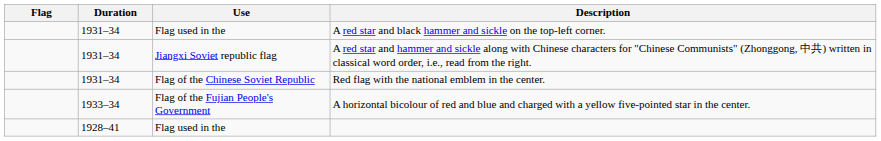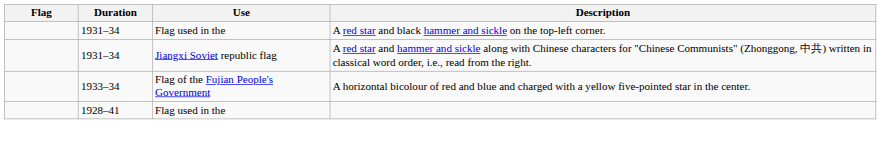- row: (439, 80)
